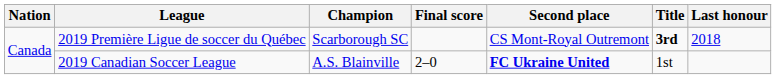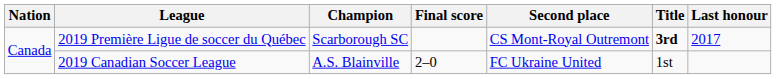(706, 39) 2018 -> (706, 39) 2017
(550, 62) bold -> (545, 62) normal
